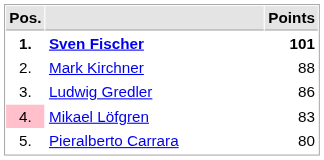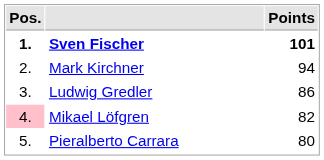(306, 68) 88 -> (306, 68) 94
(306, 116) 83 -> (306, 116) 82
